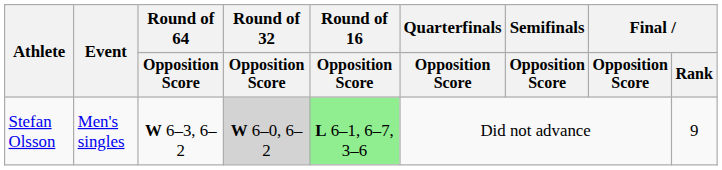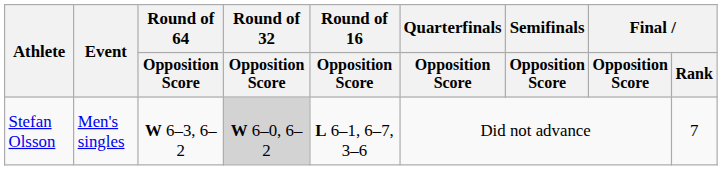(354, 141) lightgreen background -> (354, 141) no background
(694, 131) 9 -> (694, 131) 7
